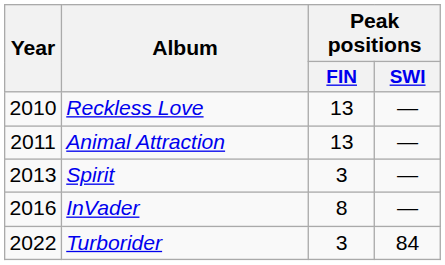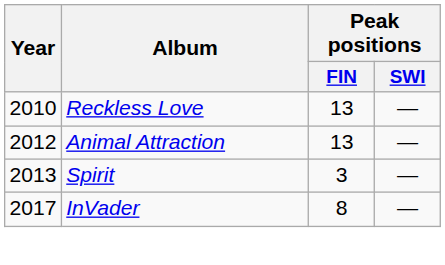(33, 142) 2011 -> (33, 142) 2012
(33, 209) 2016 -> (33, 209) 2017
- row: (114, 242)
